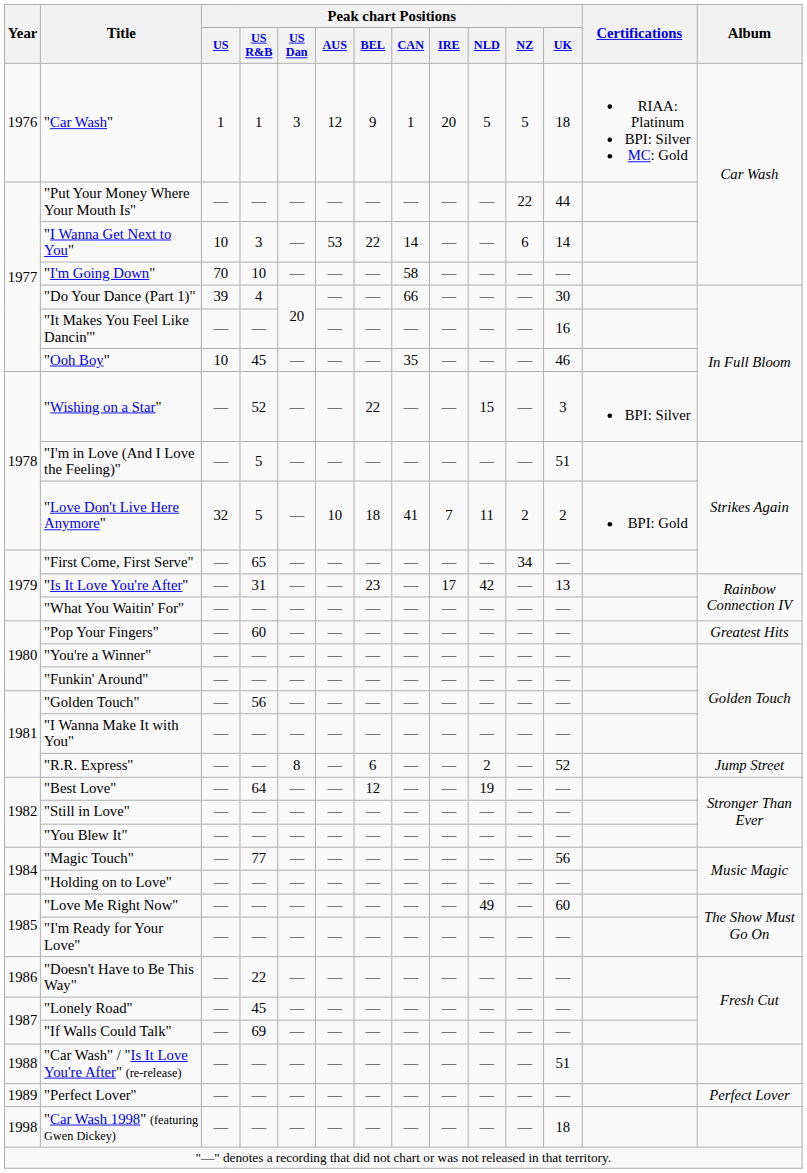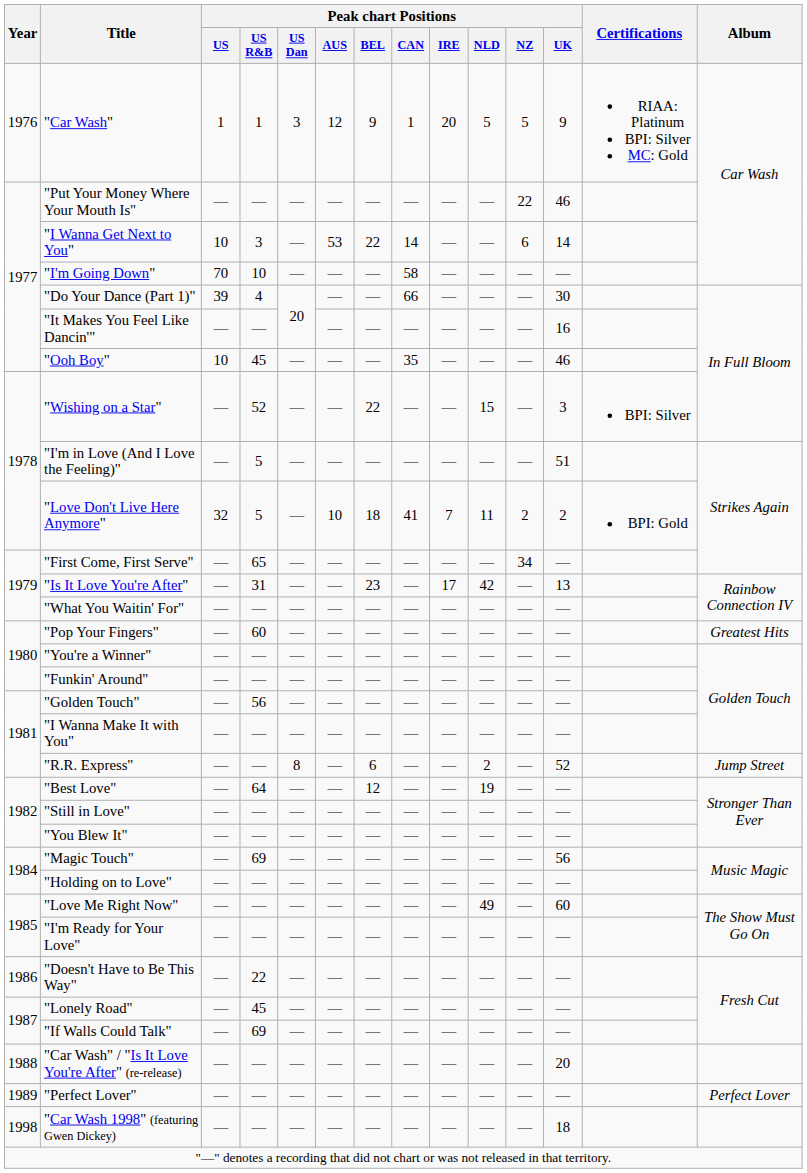(563, 122) 18 -> (563, 122) 9
(563, 202) 44 -> (563, 202) 46
(259, 858) 77 -> (259, 858) 69
(563, 1063) 51 -> (563, 1063) 20
